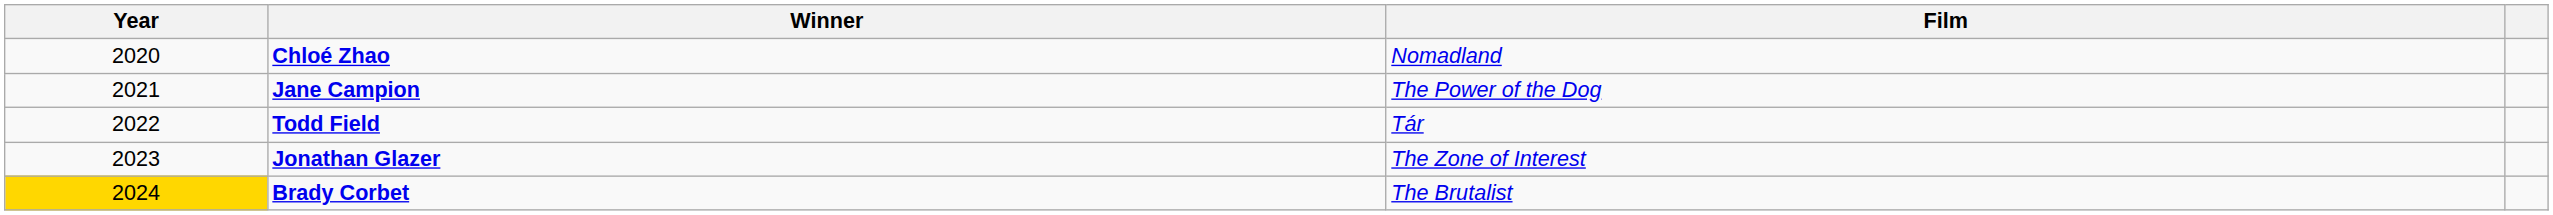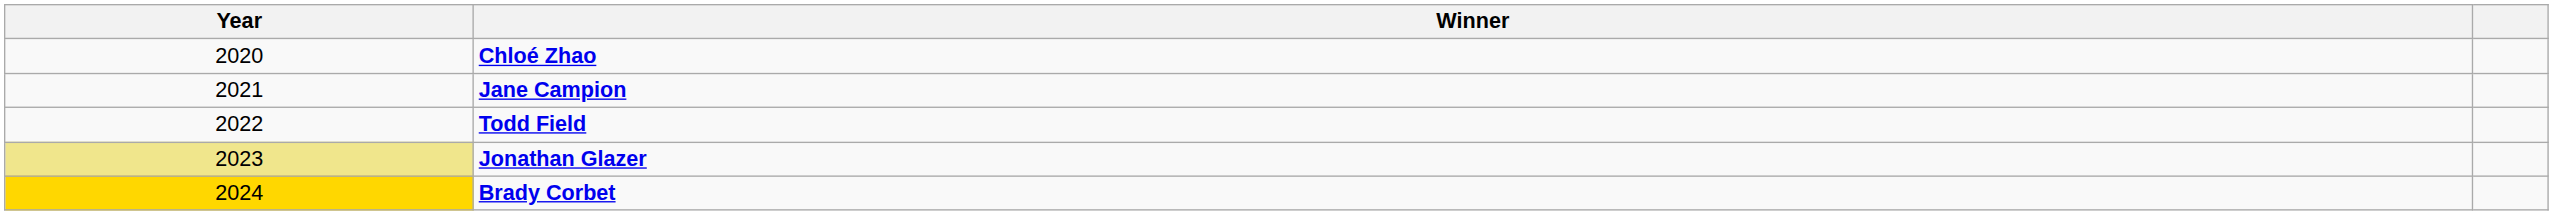- column: (1946, 21)
(136, 158) no background -> (239, 158) khaki background
